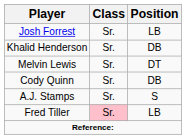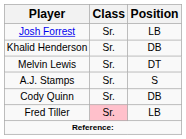rows swapped: (47, 80) <-> (47, 97)
